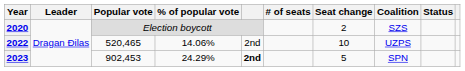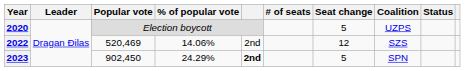(344, 27) 2 -> (344, 27) 5
(398, 27) SZS -> (398, 27) UZPS
(123, 43) 520,465 -> (123, 43) 520,469
(344, 43) 10 -> (344, 43) 12
(398, 43) UZPS -> (398, 43) SZS
(123, 58) 902,453 -> (123, 58) 902,450
